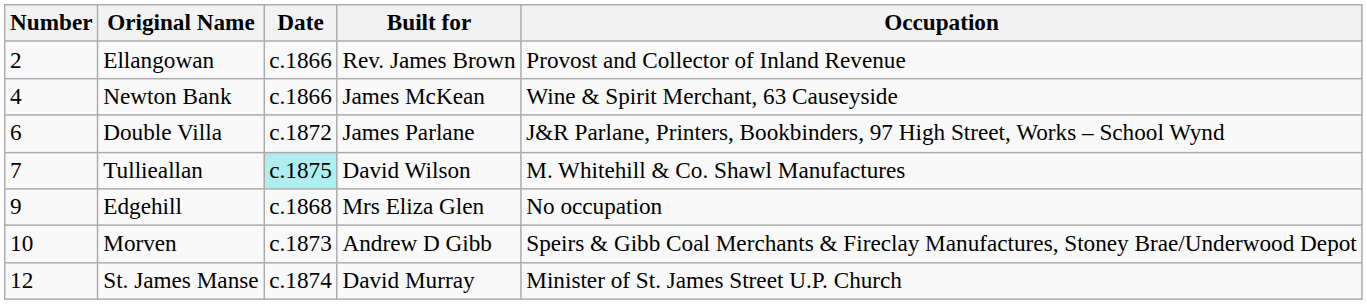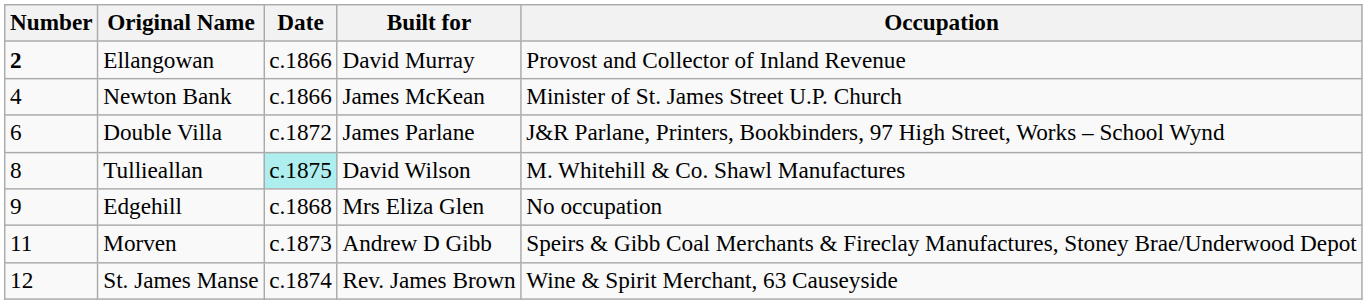(16, 59) normal -> (16, 59) bold
(429, 59) Rev. James Brown -> (409, 59) David Murray
(712, 96) Wine & Spirit Merchant, 63 Causeyside -> (714, 96) Minister of St. James Street U.P. Church
(16, 170) 7 -> (16, 170) 8
(22, 243) 10 -> (21, 243) 11
(409, 280) David Murray -> (429, 280) Rev. James Brown
(714, 280) Minister of St. James Street U.P. Church -> (712, 280) Wine & Spirit Merchant, 63 Causeyside
